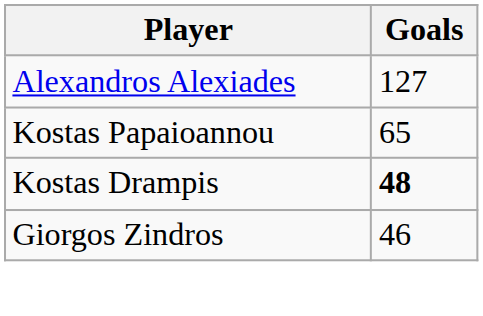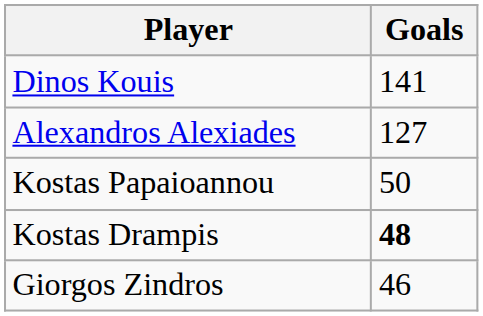+ row: (93, 81)
(395, 132) 65 -> (395, 183) 50
